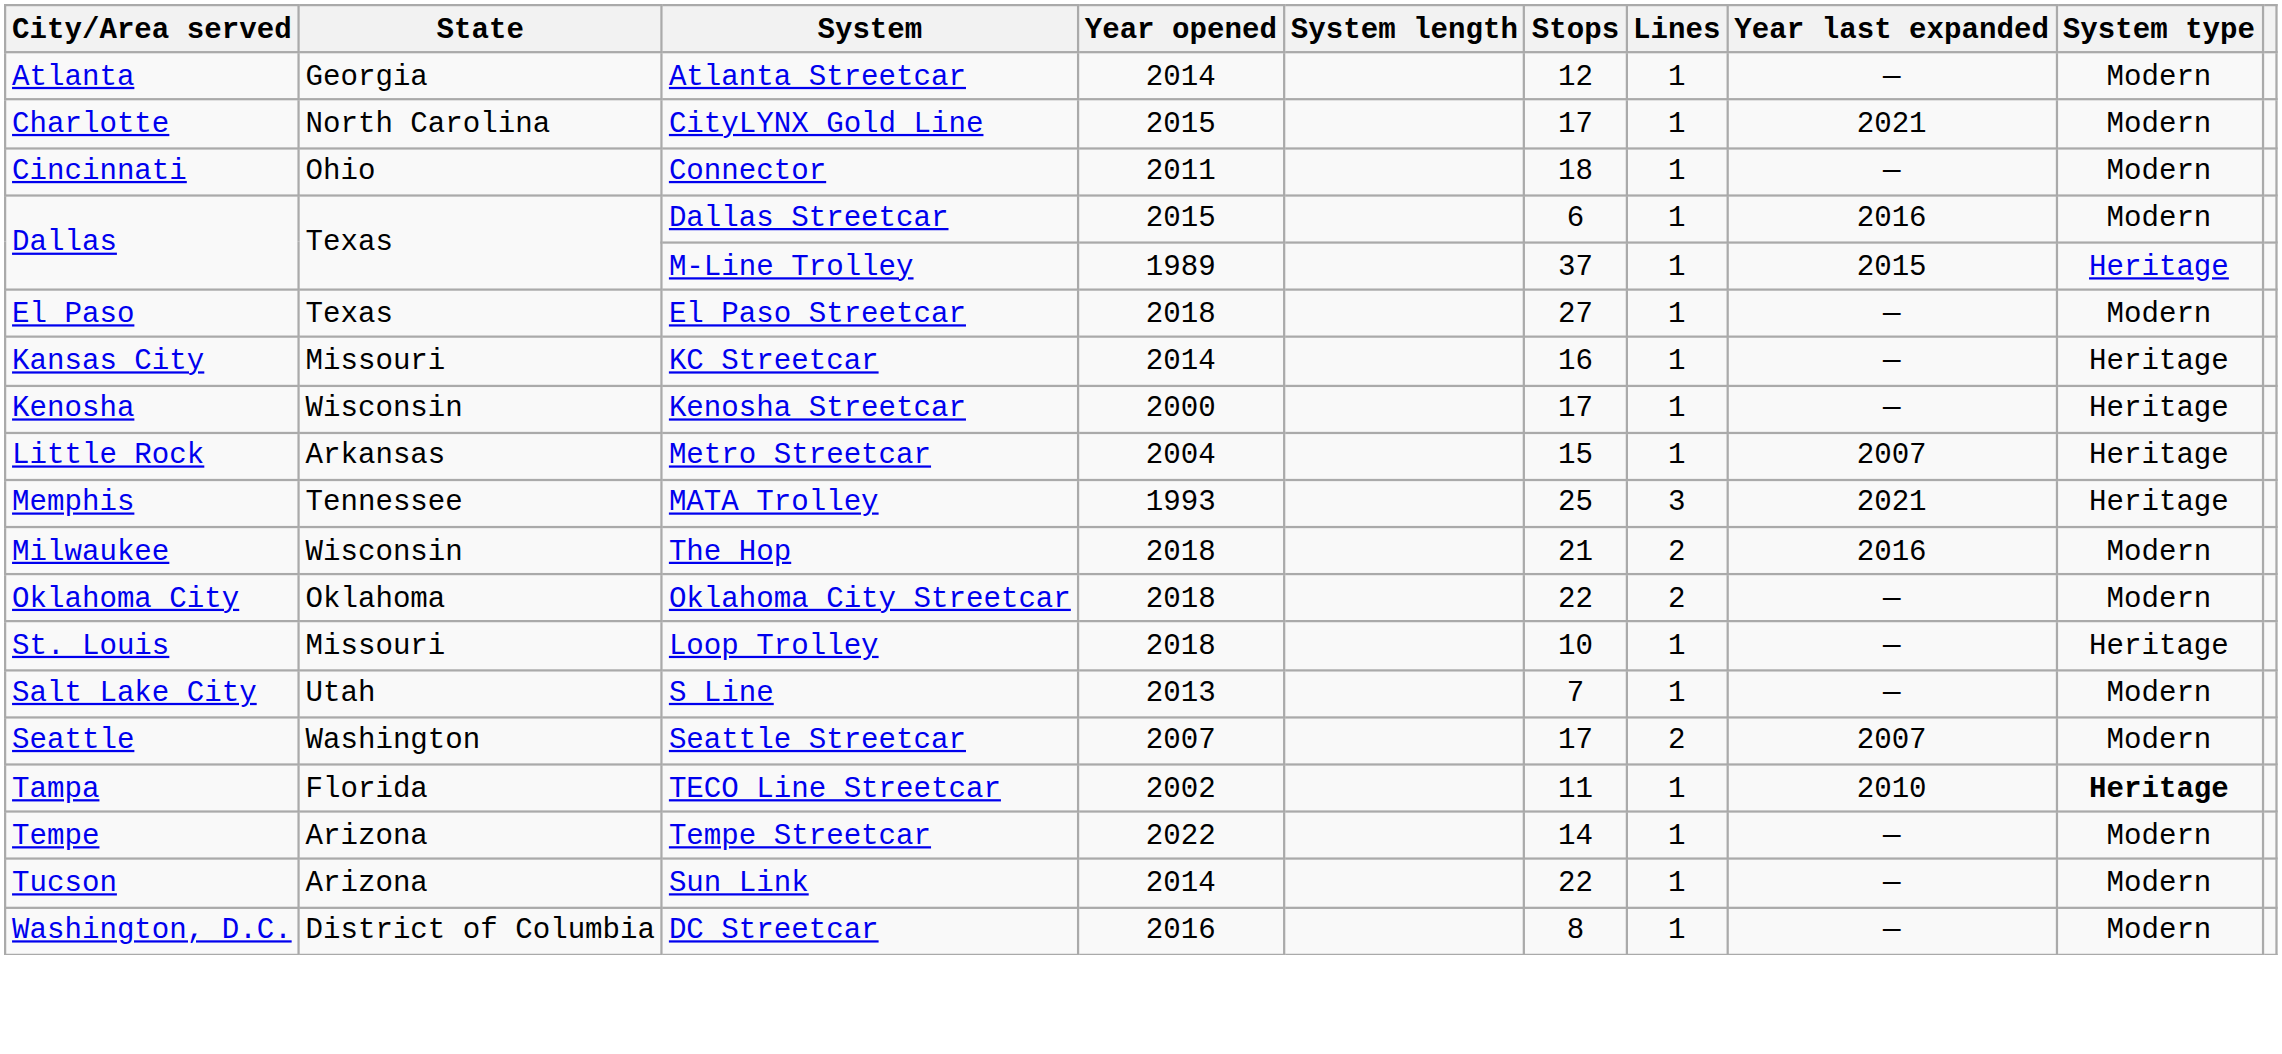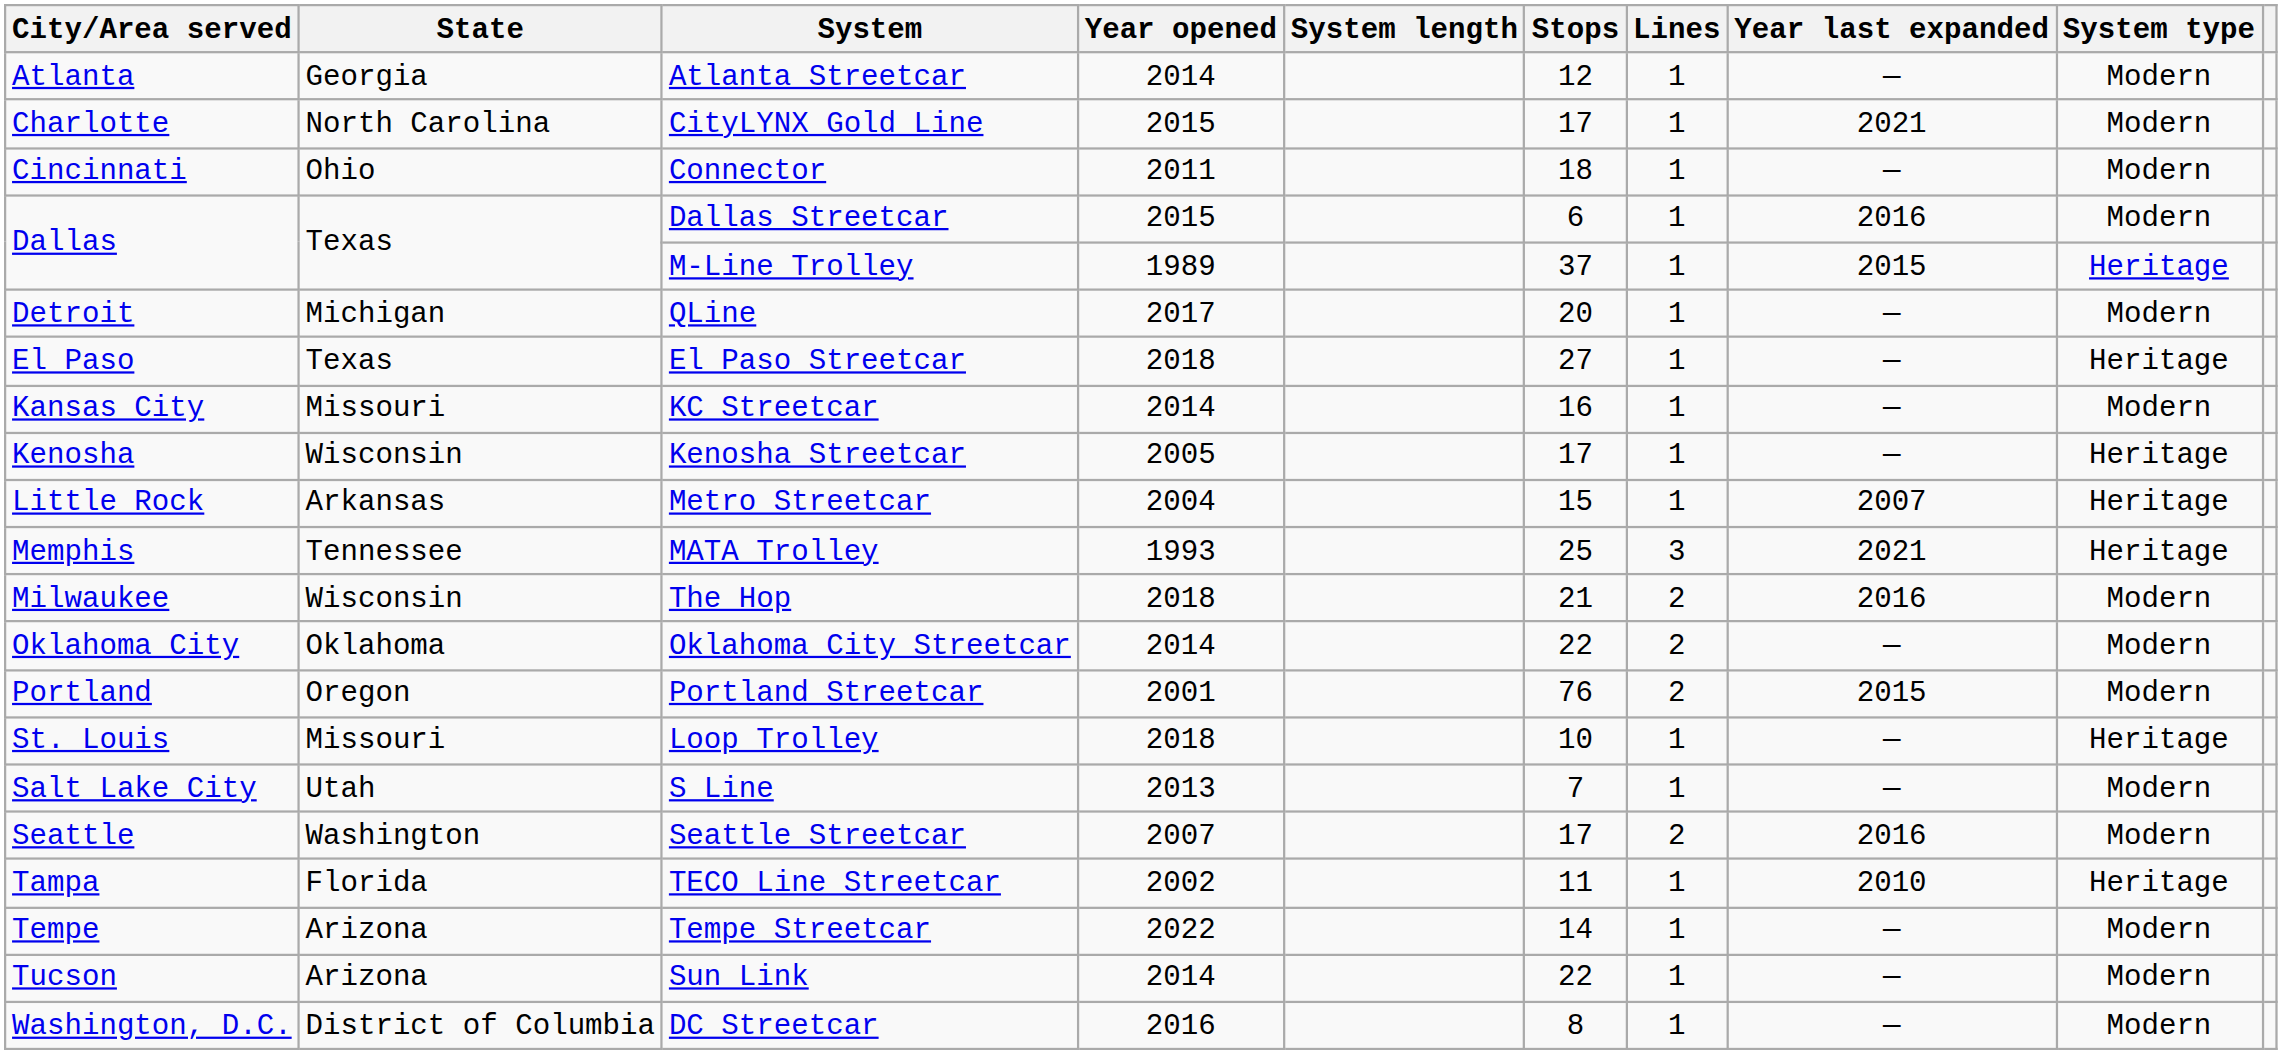+ row: (713, 314)
(2159, 314) Modern -> (2159, 361) Heritage
(2159, 361) Heritage -> (2159, 409) Modern
(1181, 409) 2000 -> (1181, 456) 2005
(1181, 598) 2018 -> (1181, 646) 2014
+ row: (826, 693)
(1892, 741) 2007 -> (1892, 836) 2016
(2159, 788) bold -> (2159, 883) normal
